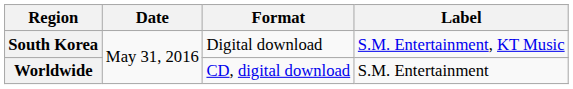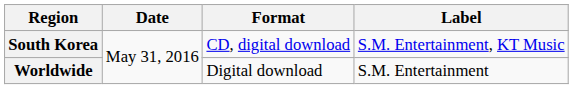(264, 44) Digital download -> (278, 44) CD, digital download
(278, 70) CD, digital download -> (264, 70) Digital download
